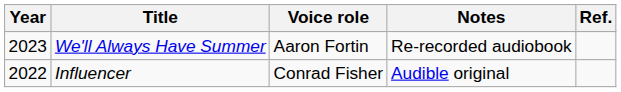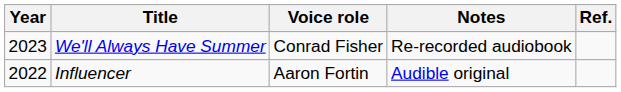(321, 45) Aaron Fortin -> (328, 45) Conrad Fisher
(328, 73) Conrad Fisher -> (321, 73) Aaron Fortin
